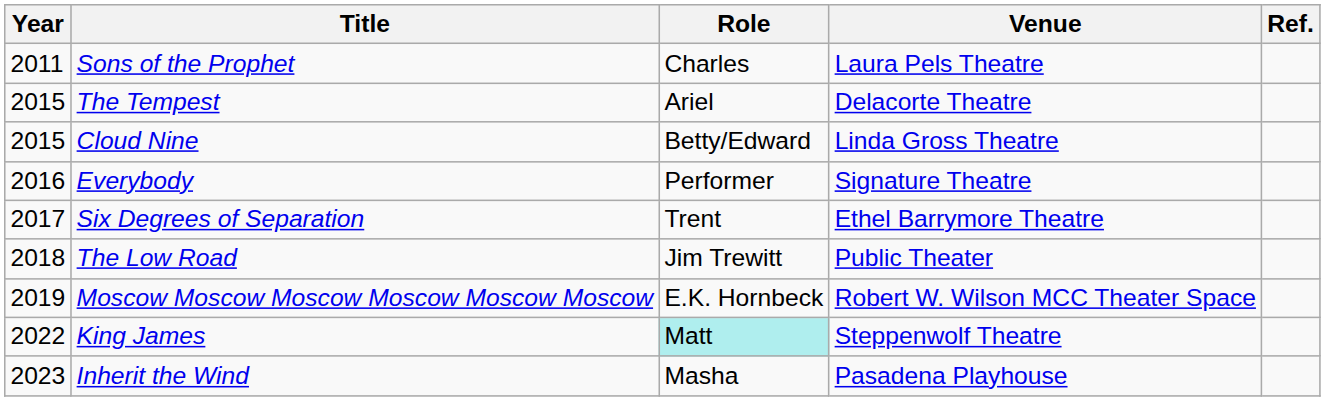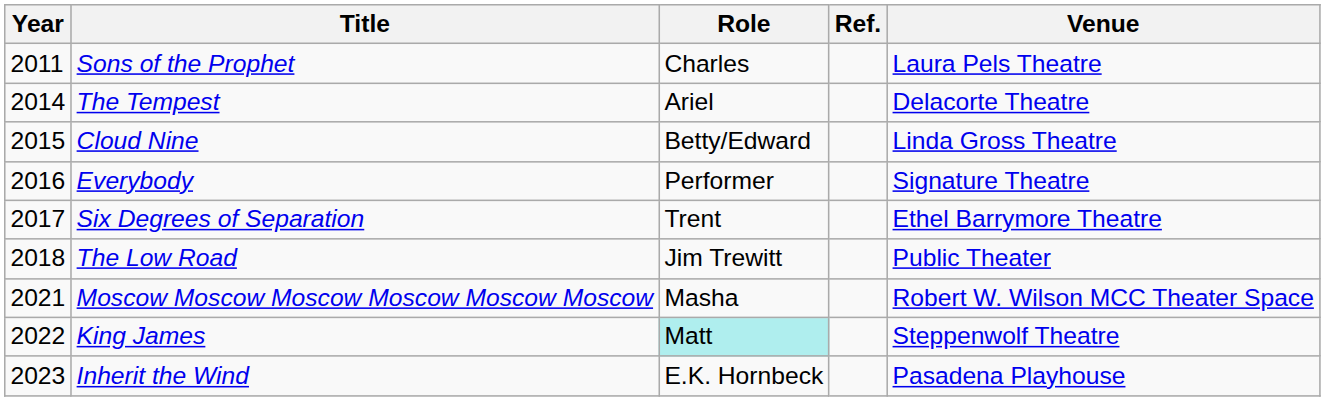columns swapped: (1045, 24) <-> (1291, 24)
(38, 102) 2015 -> (38, 102) 2014
(38, 297) 2019 -> (38, 297) 2021
(744, 297) E.K. Hornbeck -> (701, 297) Masha
(701, 375) Masha -> (744, 375) E.K. Hornbeck
